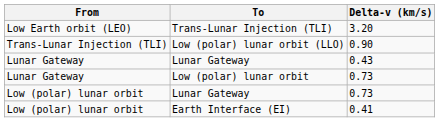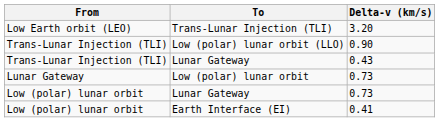(45, 61) Lunar Gateway -> (87, 61) Trans-Lunar Injection (TLI)
